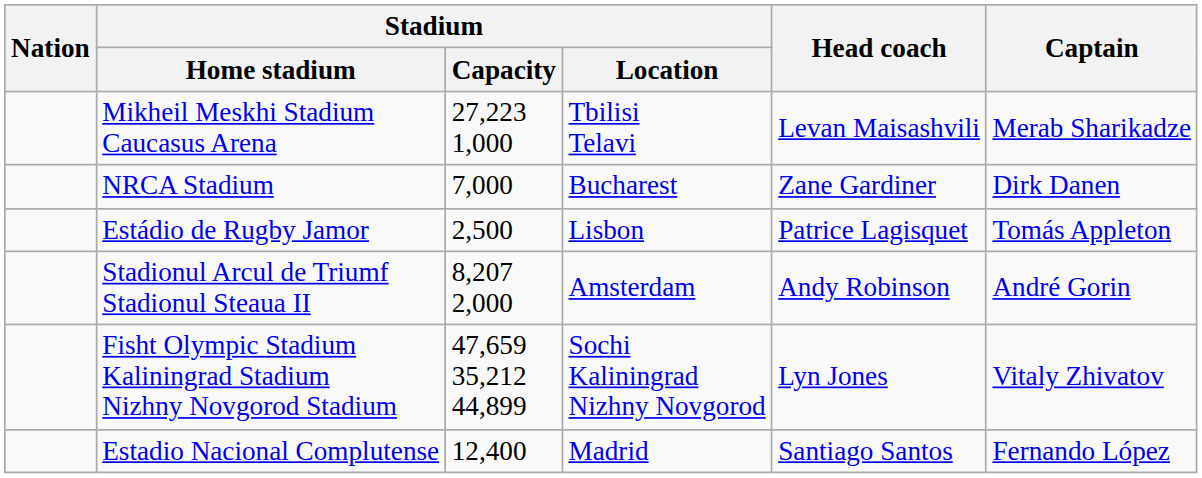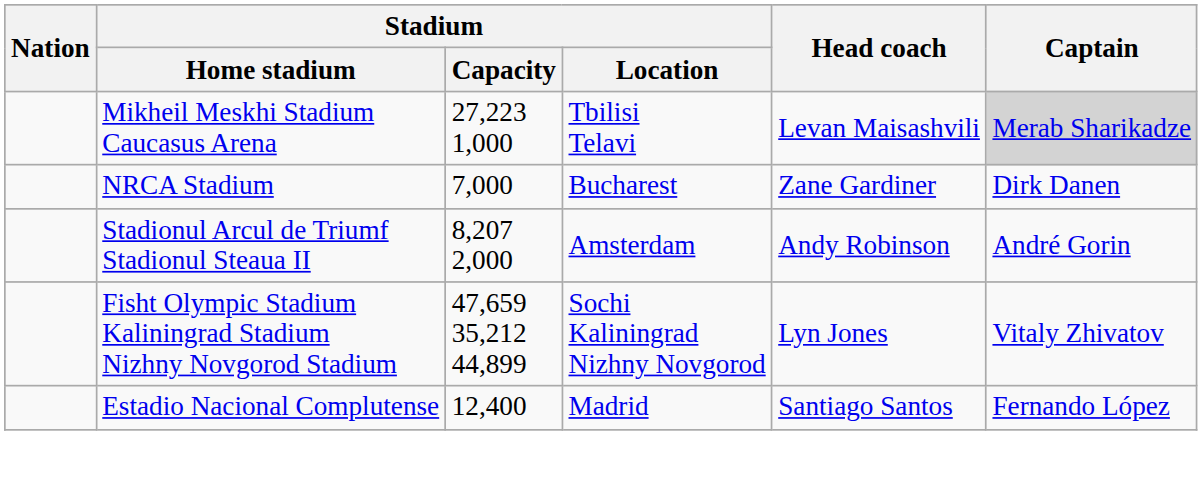(1092, 127) no background -> (1092, 127) lightgrey background
- row: (236, 229)
